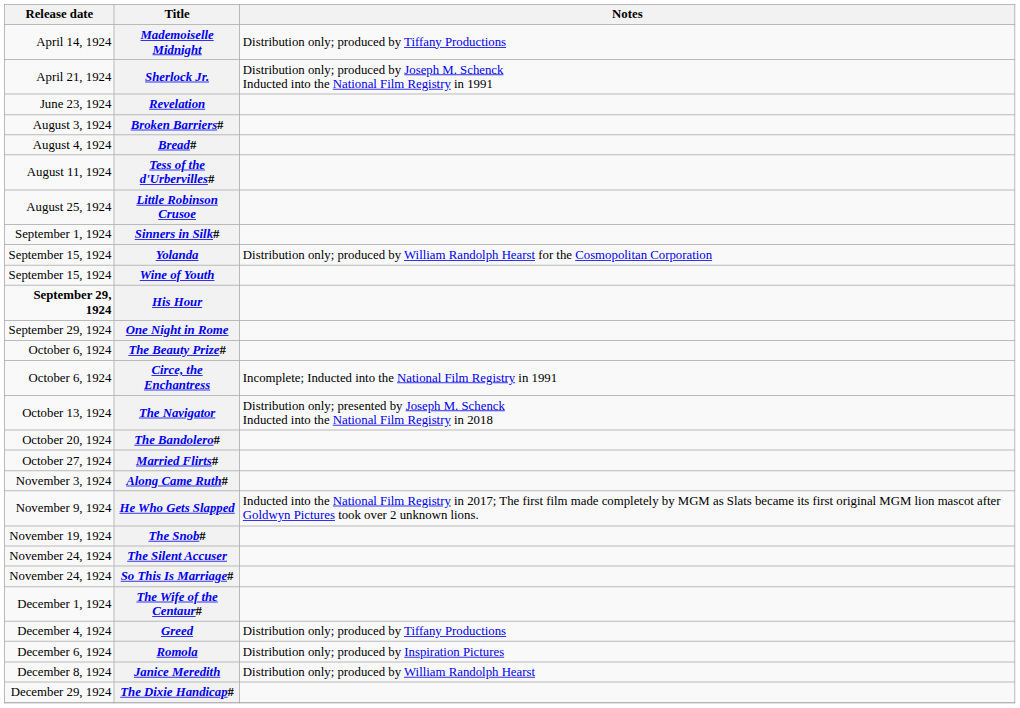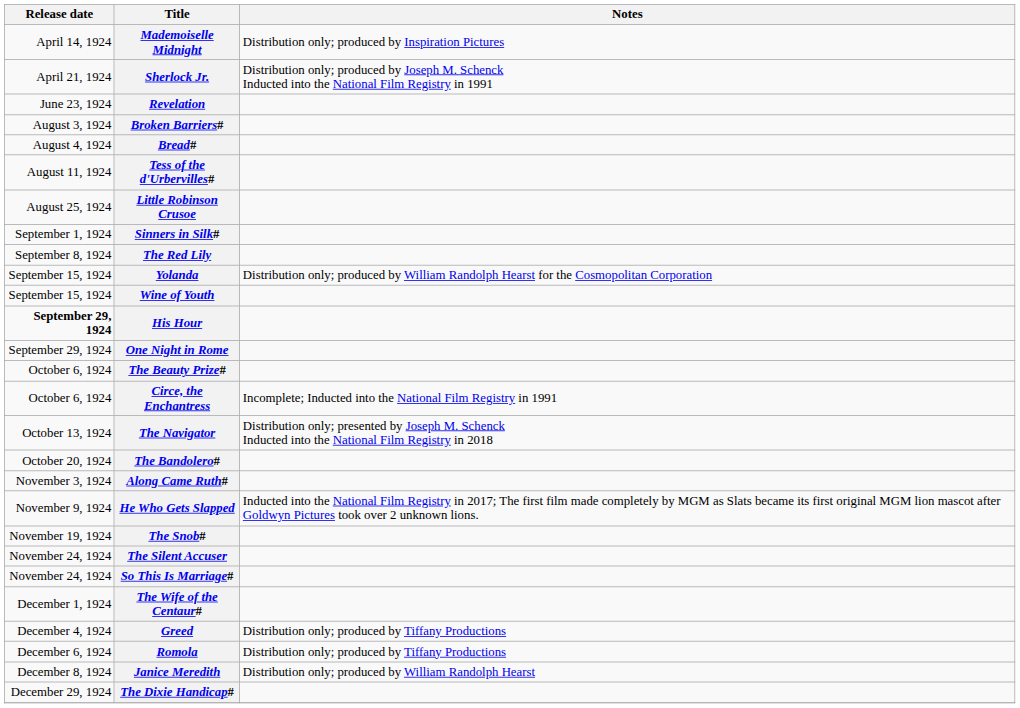(374, 42) Distribution only; produced by Tiffany Productions -> (374, 42) Distribution only; produced by Inspiration Pictures
+ row: (177, 254)
- row: (177, 460)
(374, 651) Distribution only; produced by Inspiration Pictures -> (374, 651) Distribution only; produced by Tiffany Productions
